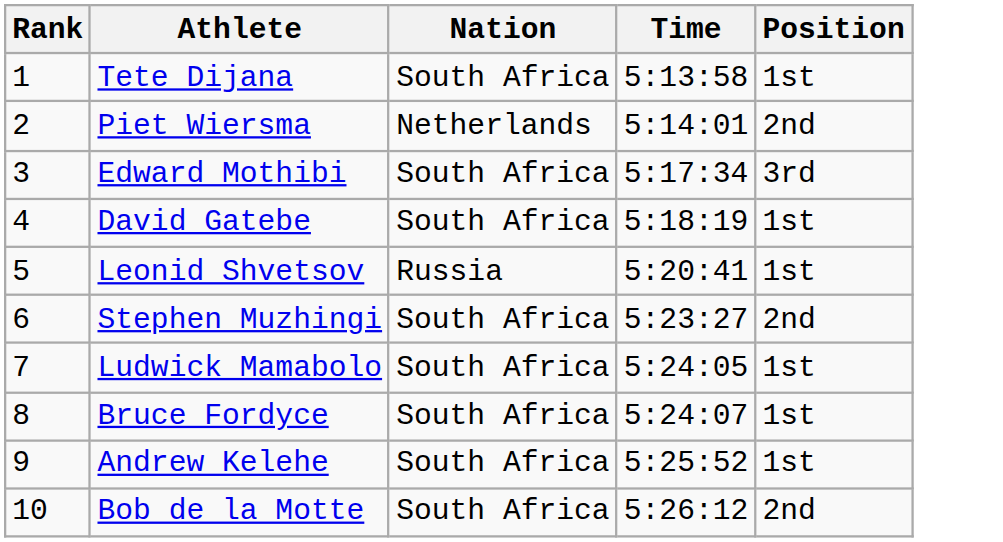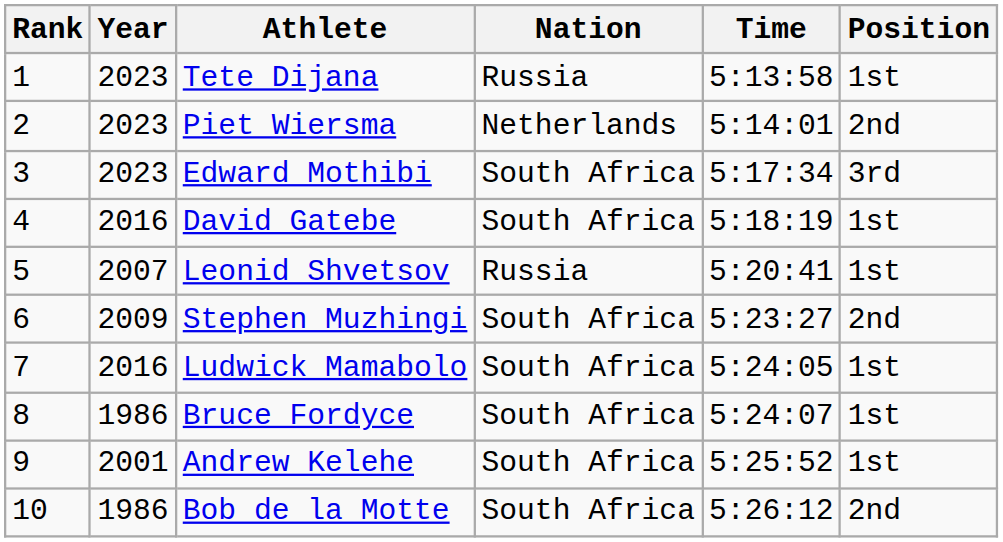+ column: (133, 29)
(503, 78) South Africa -> (535, 78) Russia
